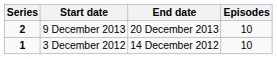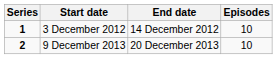rows swapped: (84, 45) <-> (84, 29)
